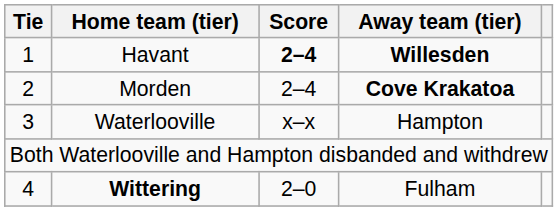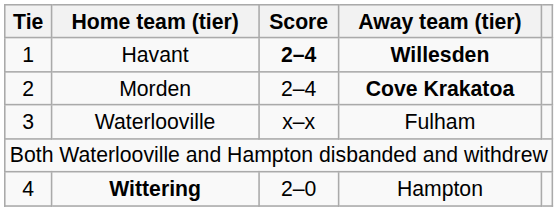(440, 121) Hampton -> (440, 121) Fulham
(440, 188) Fulham -> (440, 188) Hampton
